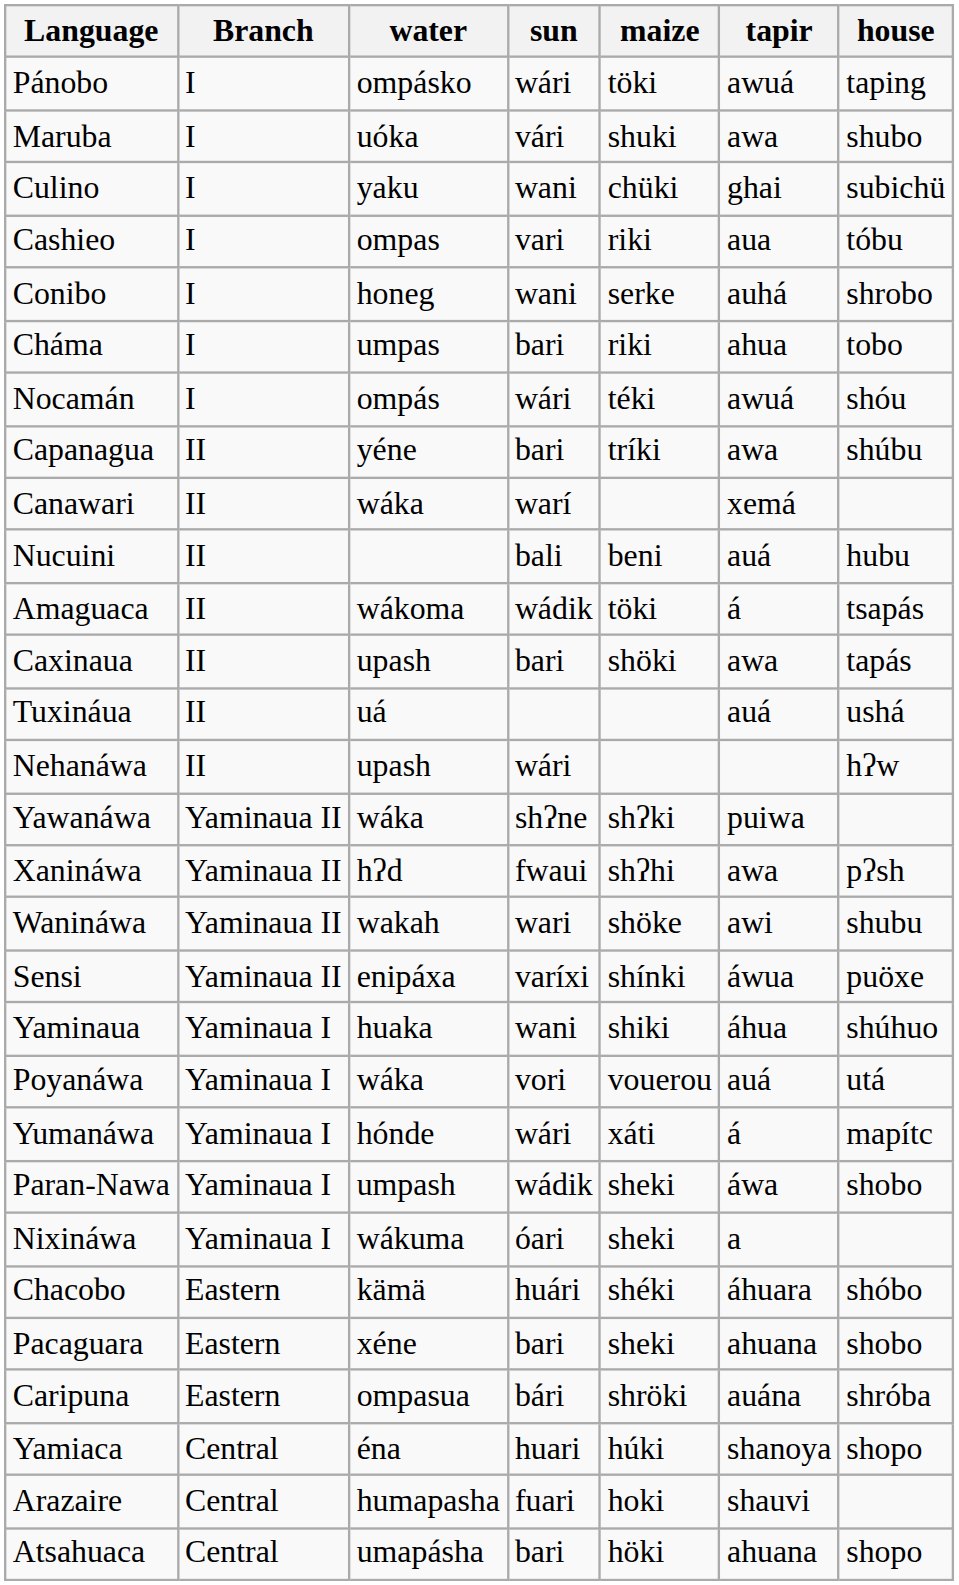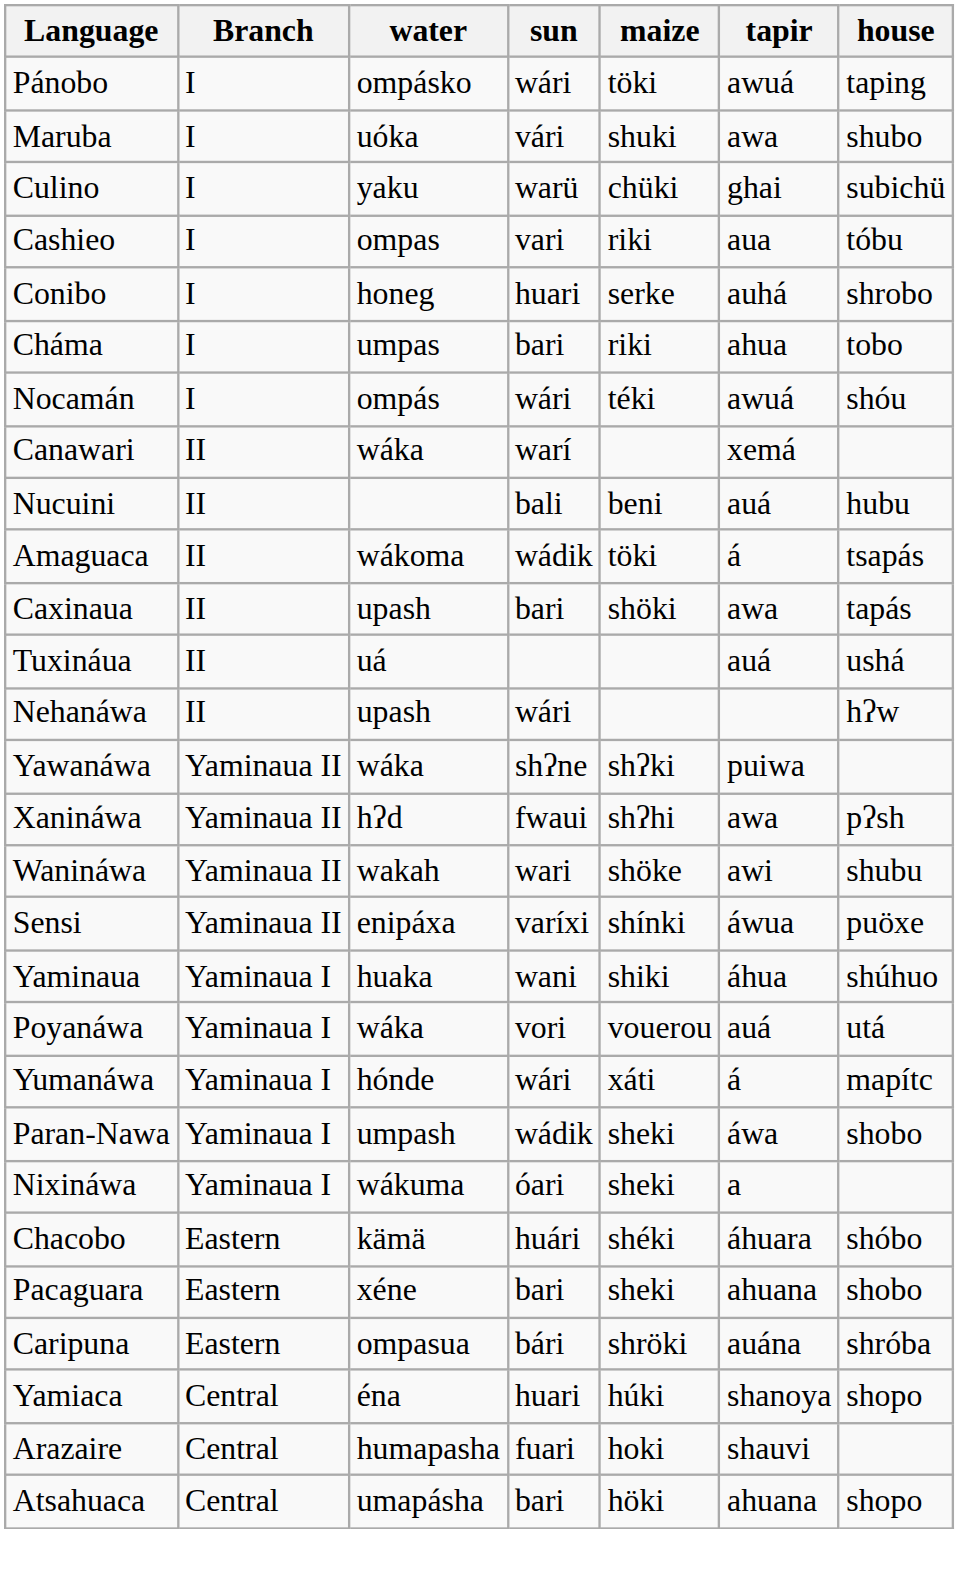(546, 187) wani -> (547, 187) warü
(546, 292) wani -> (548, 292) huari
- row: (83, 450)
